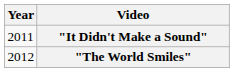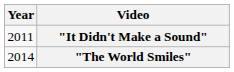(21, 57) 2012 -> (21, 57) 2014
